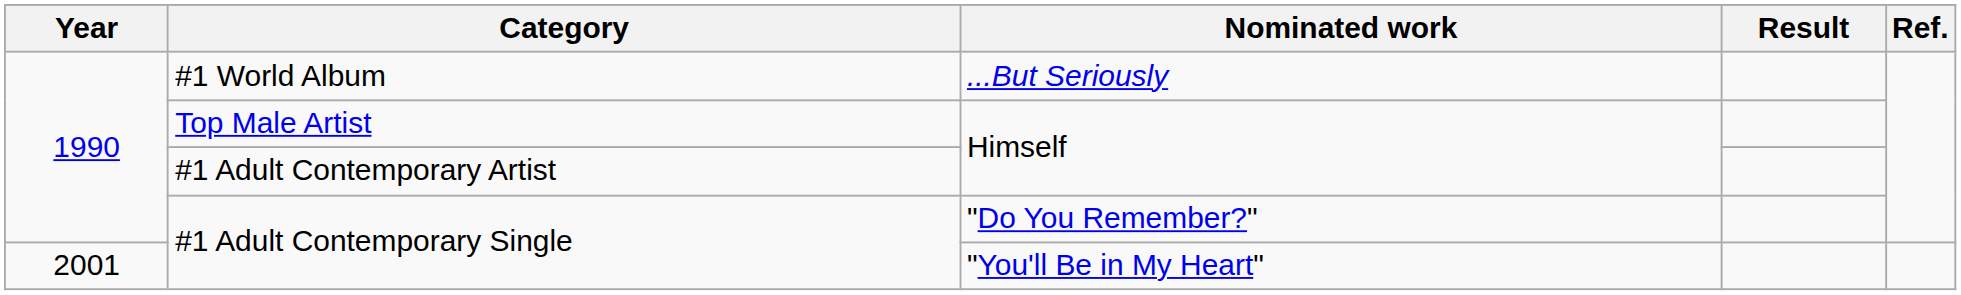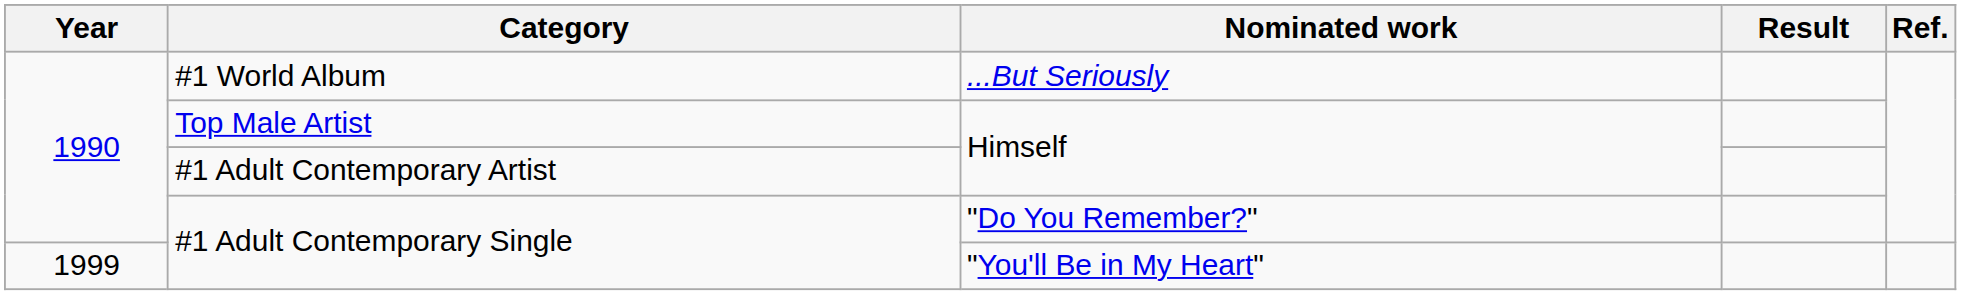(87, 265) 2001 -> (87, 265) 1999
